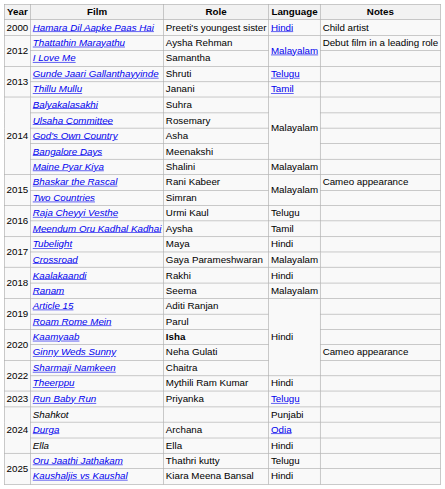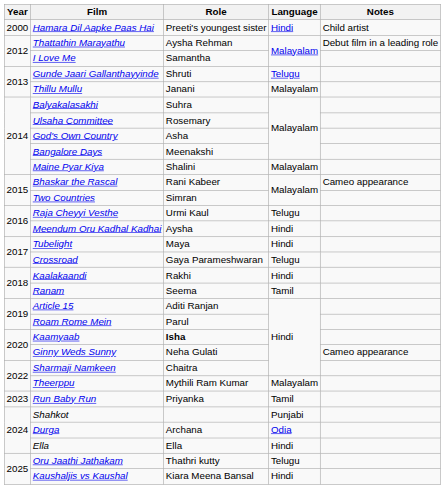(282, 89) Tamil -> (295, 89) Malayalam
(282, 228) Tamil -> (282, 228) Hindi
(295, 259) Malayalam -> (285, 259) Telugu
(295, 290) Malayalam -> (282, 290) Tamil
(282, 383) Hindi -> (295, 383) Malayalam
(285, 399) Telugu -> (282, 399) Tamil
